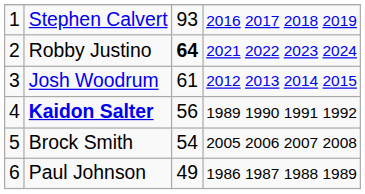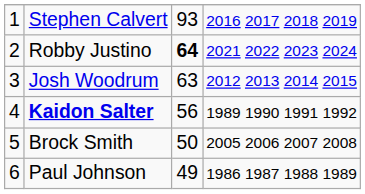(187, 81) 61 -> (187, 81) 63
(187, 142) 54 -> (187, 142) 50
